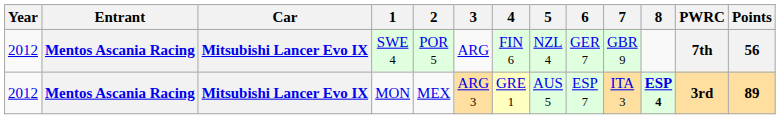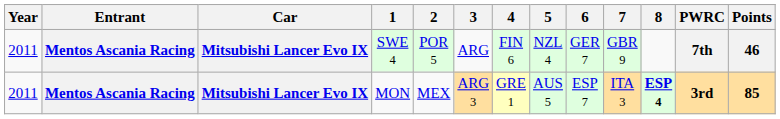(23, 50) 2012 -> (23, 50) 2011
(752, 50) 56 -> (752, 50) 46
(23, 93) 2012 -> (23, 93) 2011
(752, 93) 89 -> (752, 93) 85
